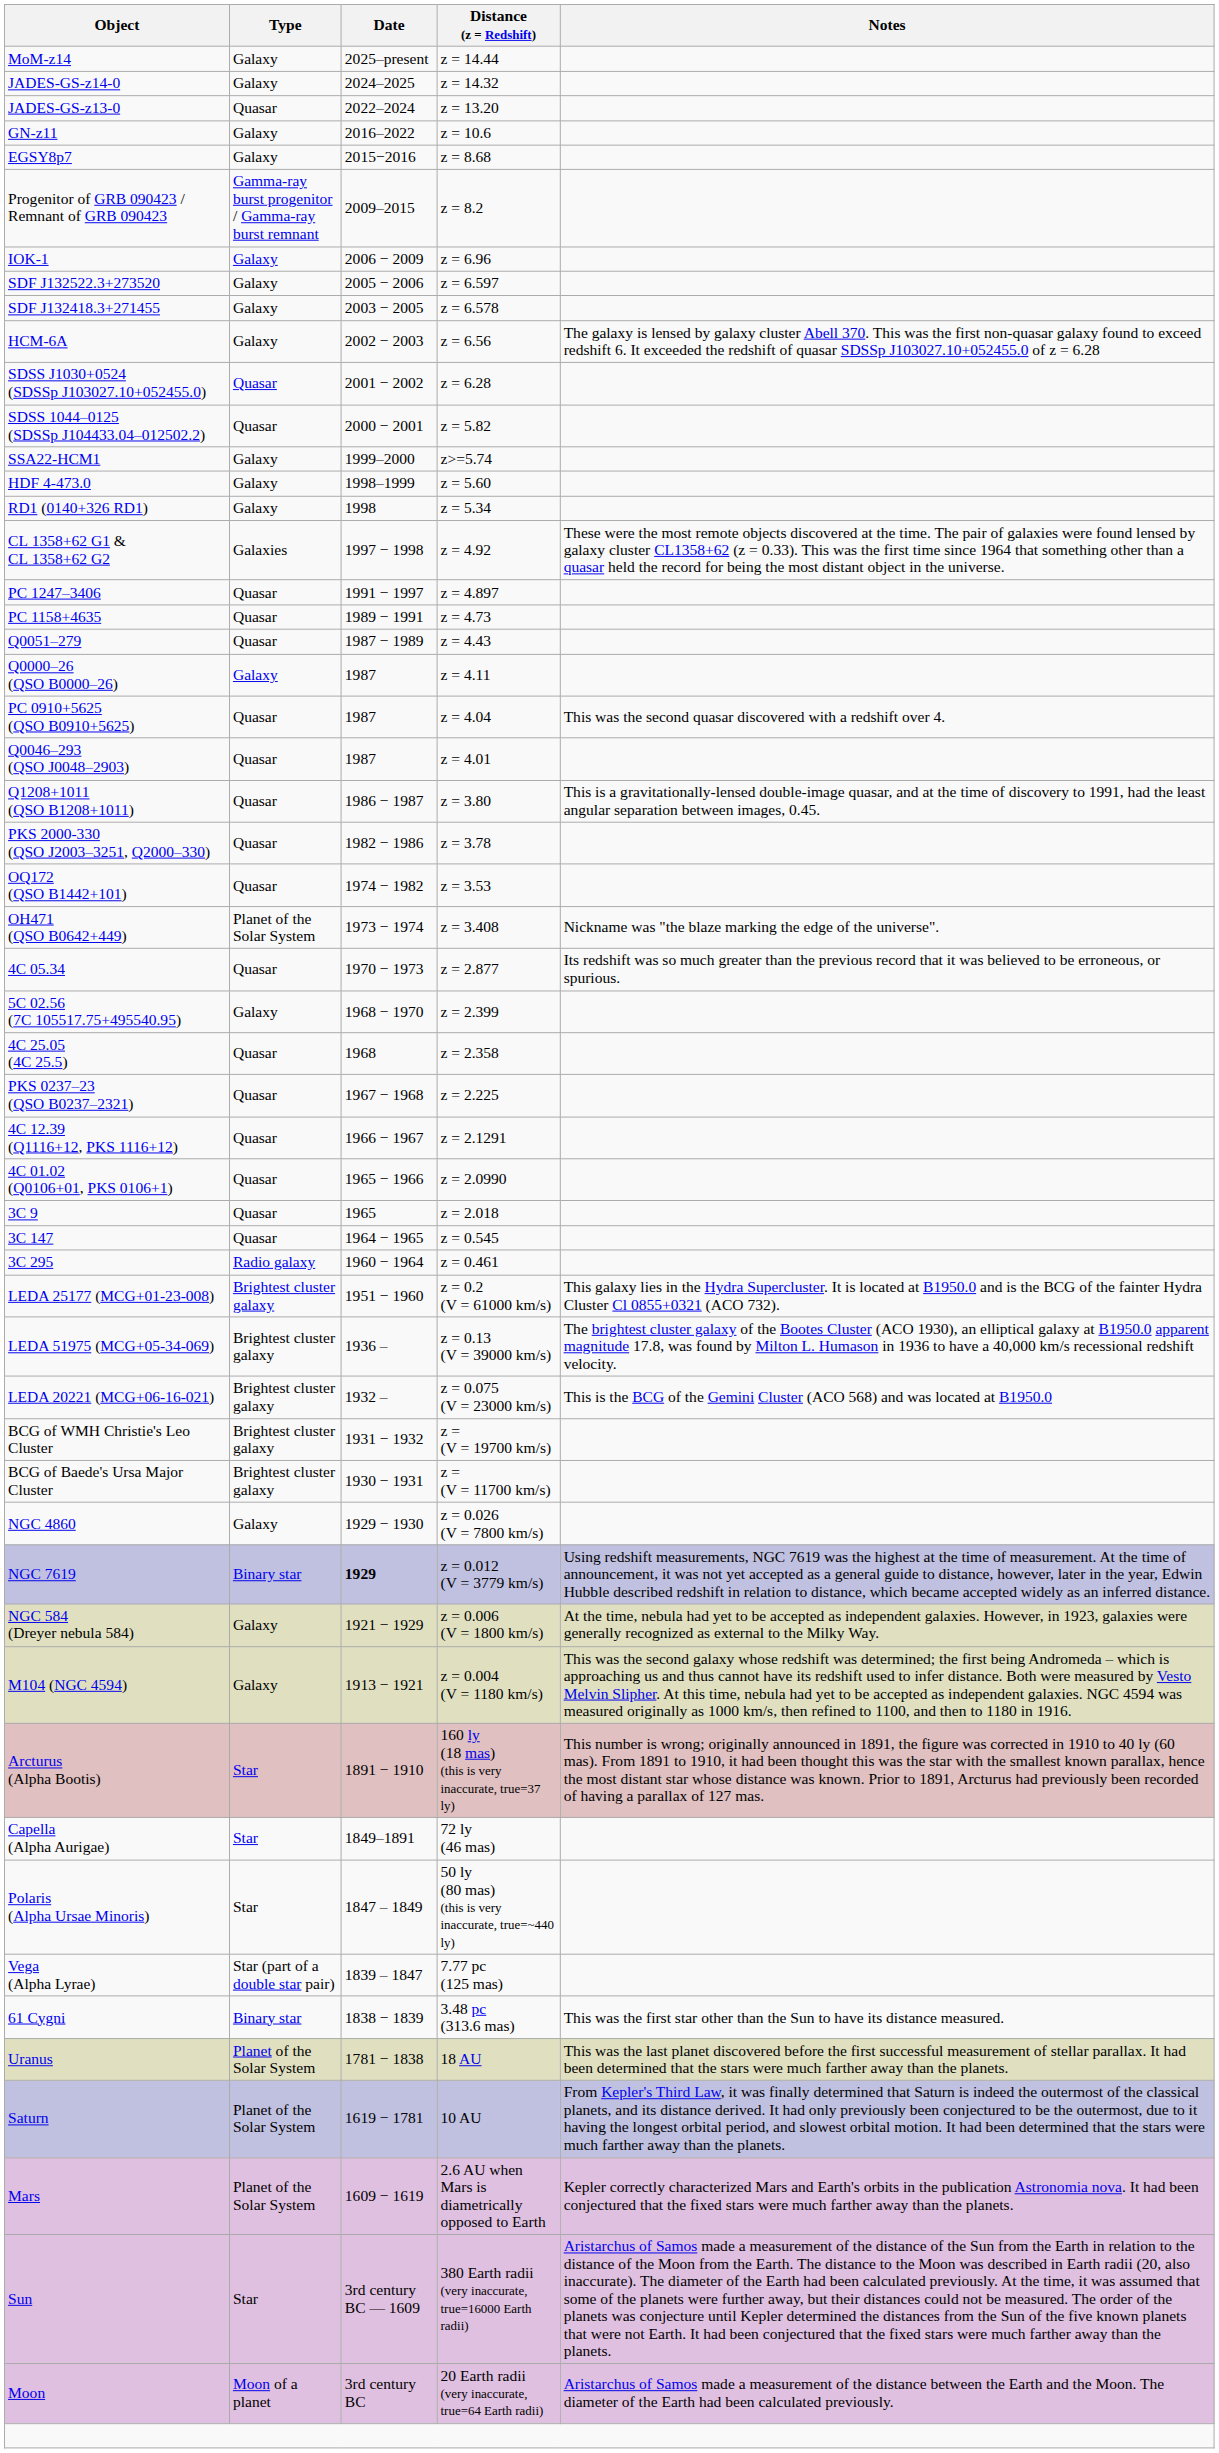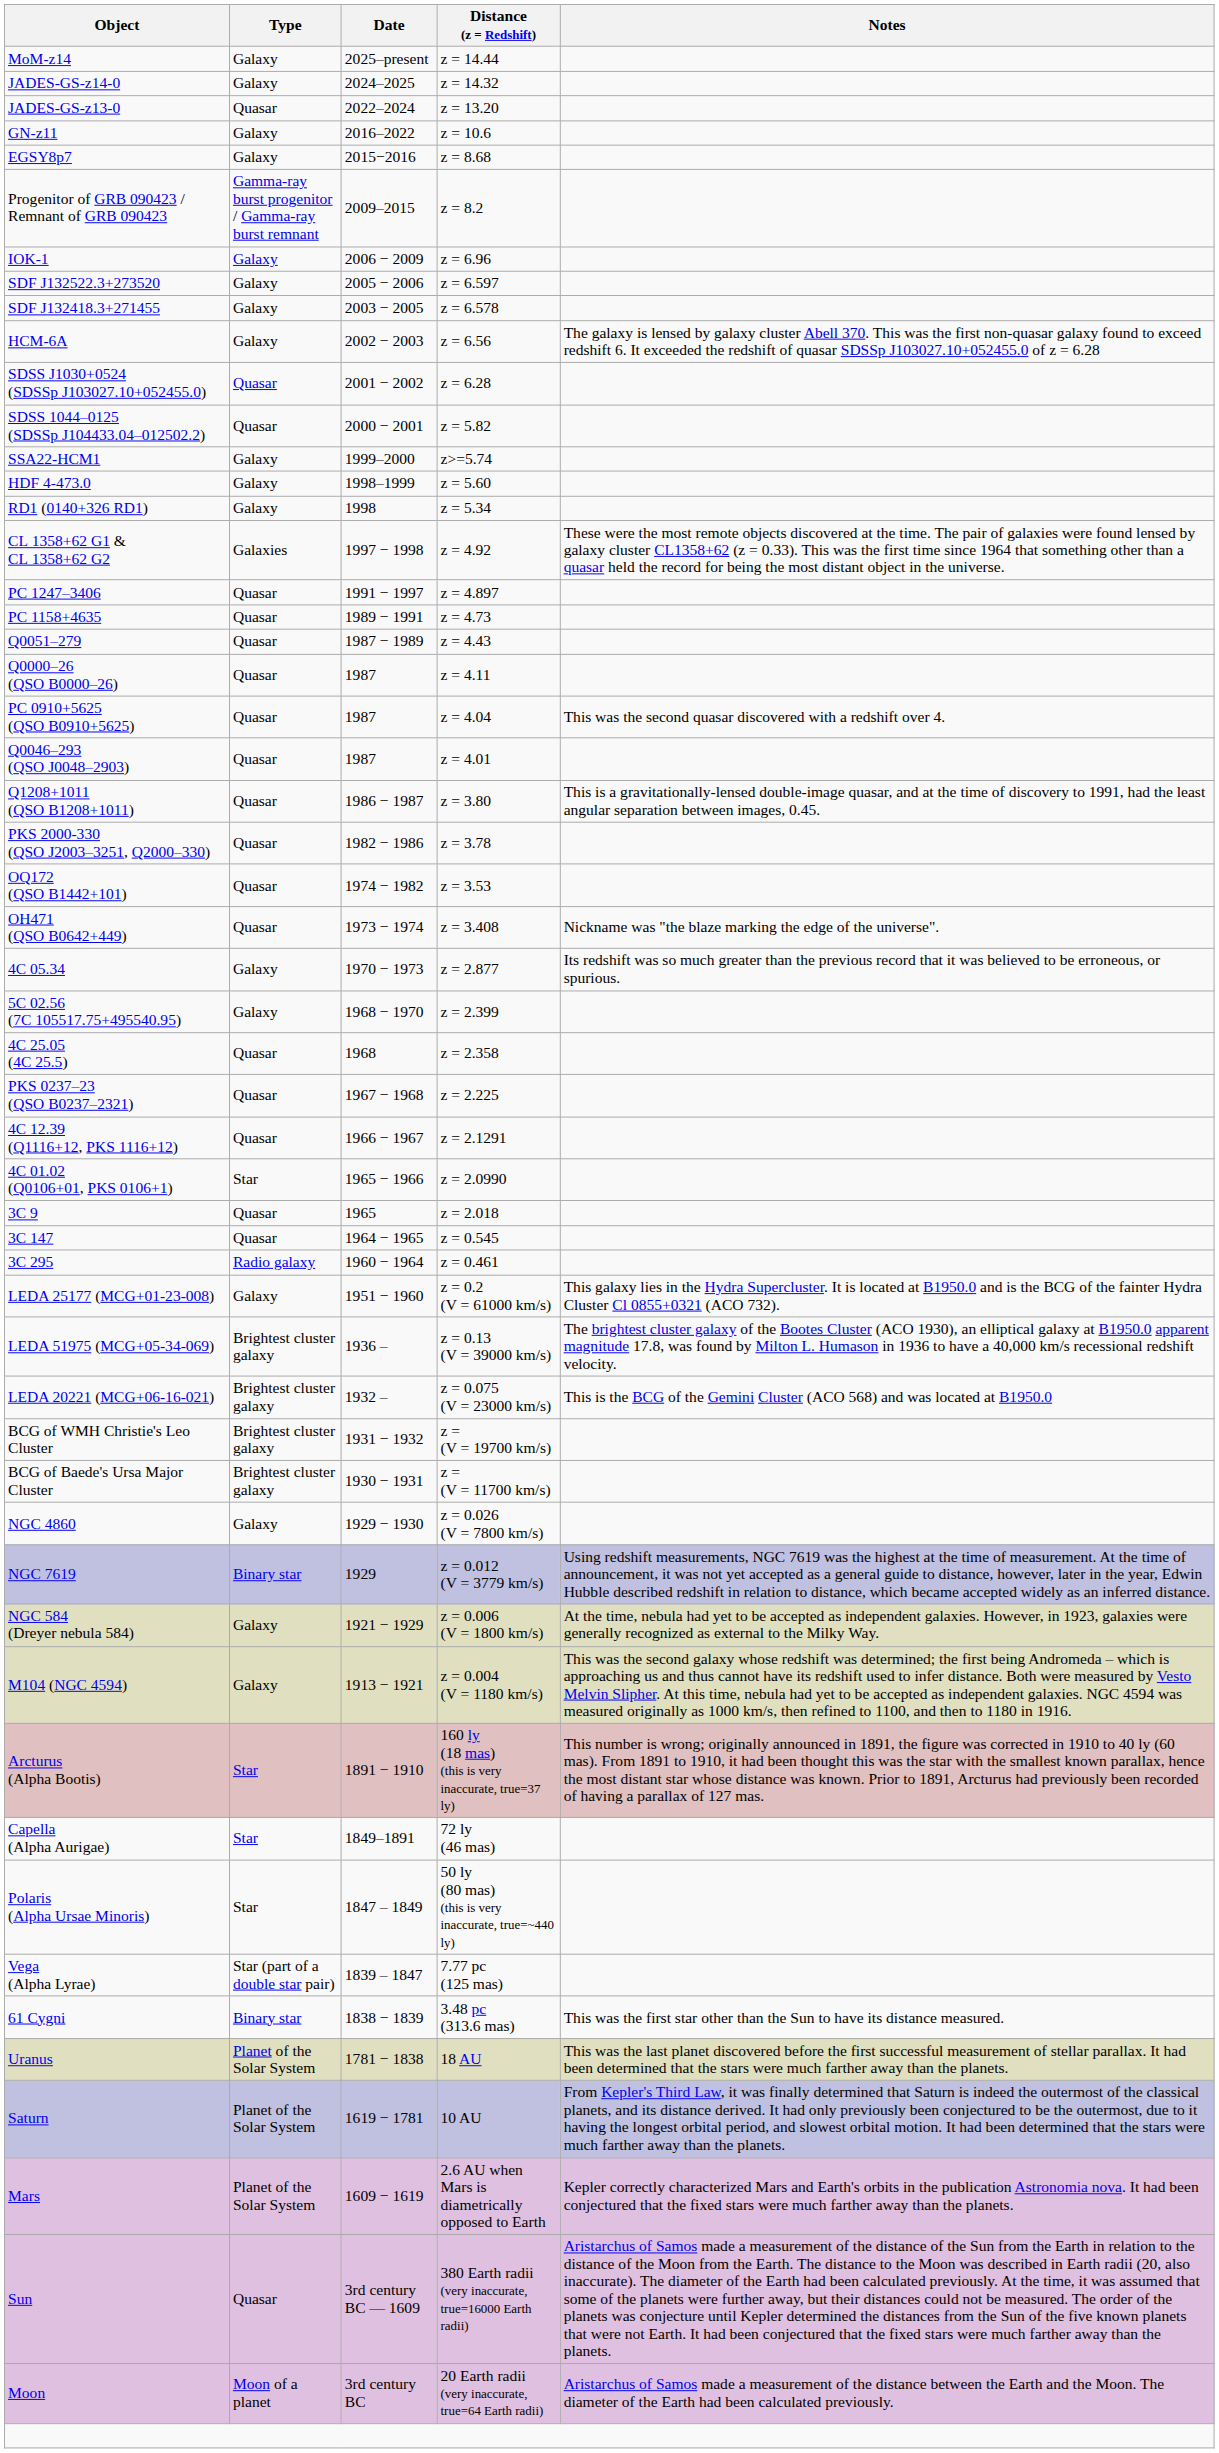(255, 674) Galaxy -> (255, 674) Quasar
(274, 927) Planet of the Solar System -> (255, 927) Quasar
(255, 969) Quasar -> (255, 969) Galaxy
(255, 1179) Quasar -> (245, 1179) Star
(284, 1295) Brightest cluster galaxy -> (255, 1295) Galaxy
(360, 1574) bold -> (360, 1574) normal
(245, 2299) Star -> (255, 2299) Quasar
